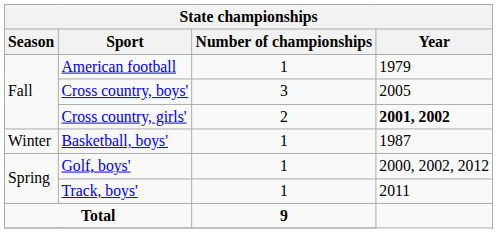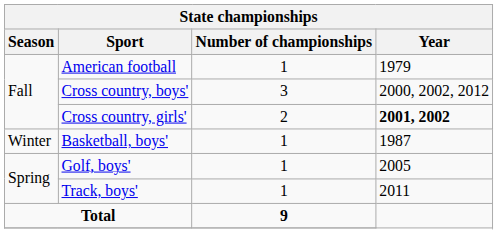(395, 91) 2005 -> (434, 91) 2000, 2002, 2012
(434, 166) 2000, 2002, 2012 -> (395, 166) 2005
